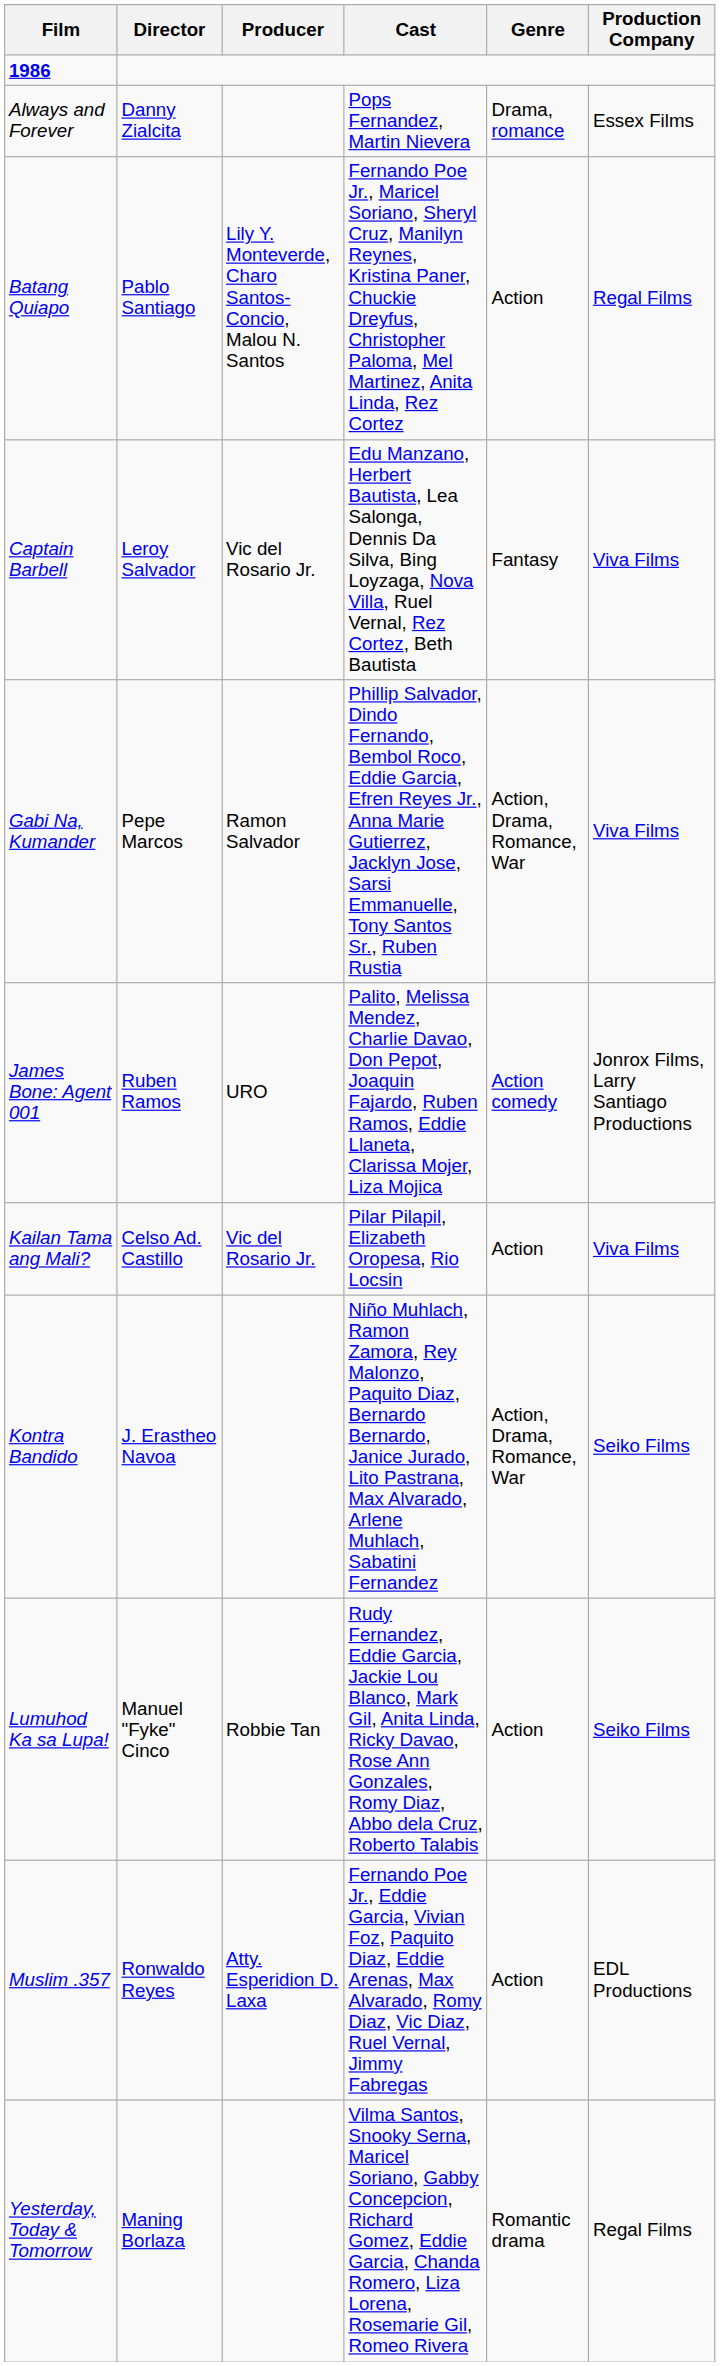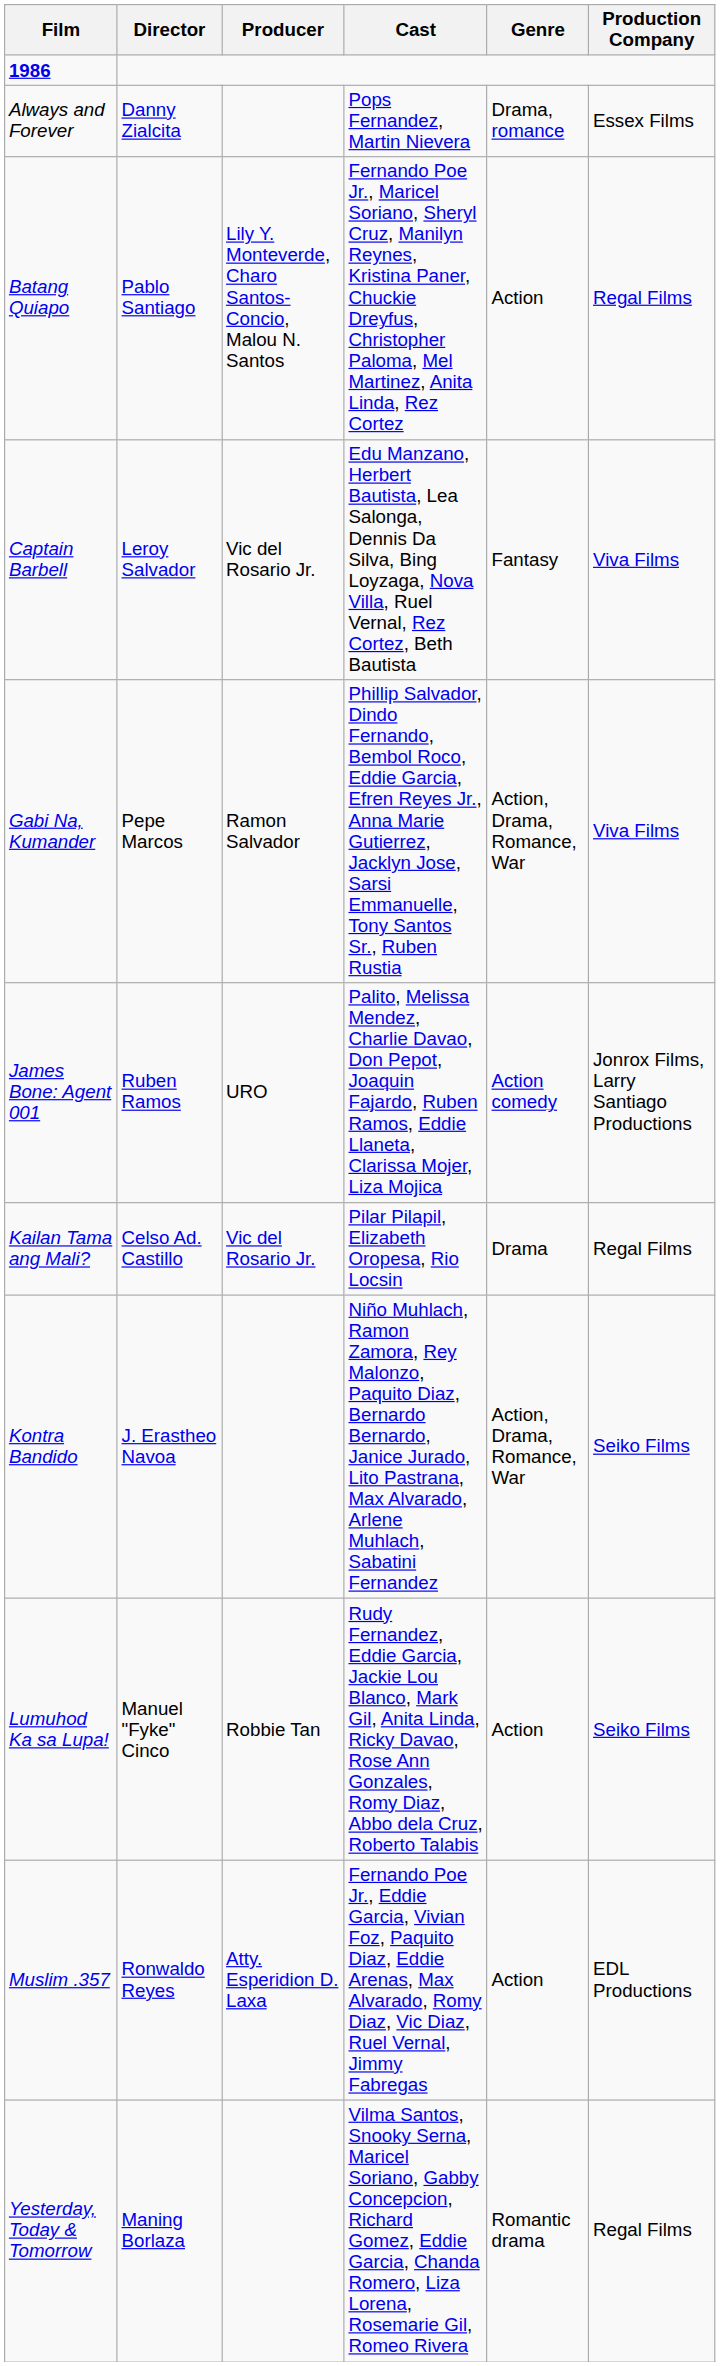(518, 1248) Action -> (520, 1248) Drama
(636, 1248) Viva Films -> (642, 1248) Regal Films
